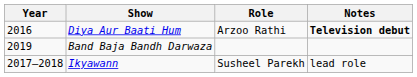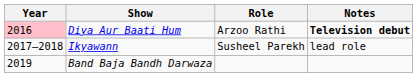(19, 30) no background -> (19, 30) pink background
rows swapped: (93, 64) <-> (140, 47)
